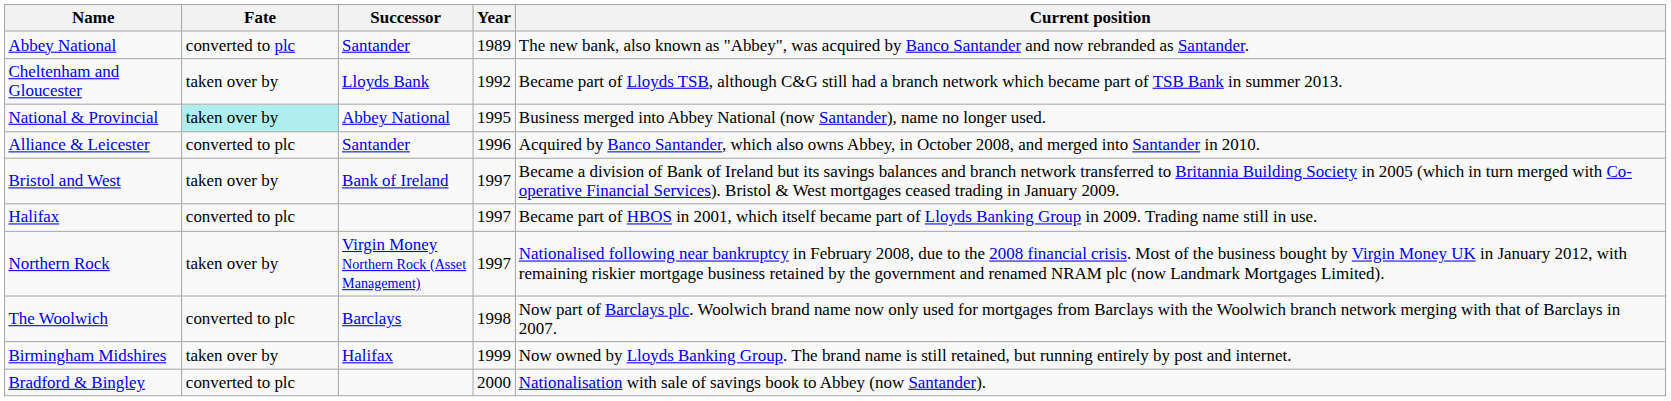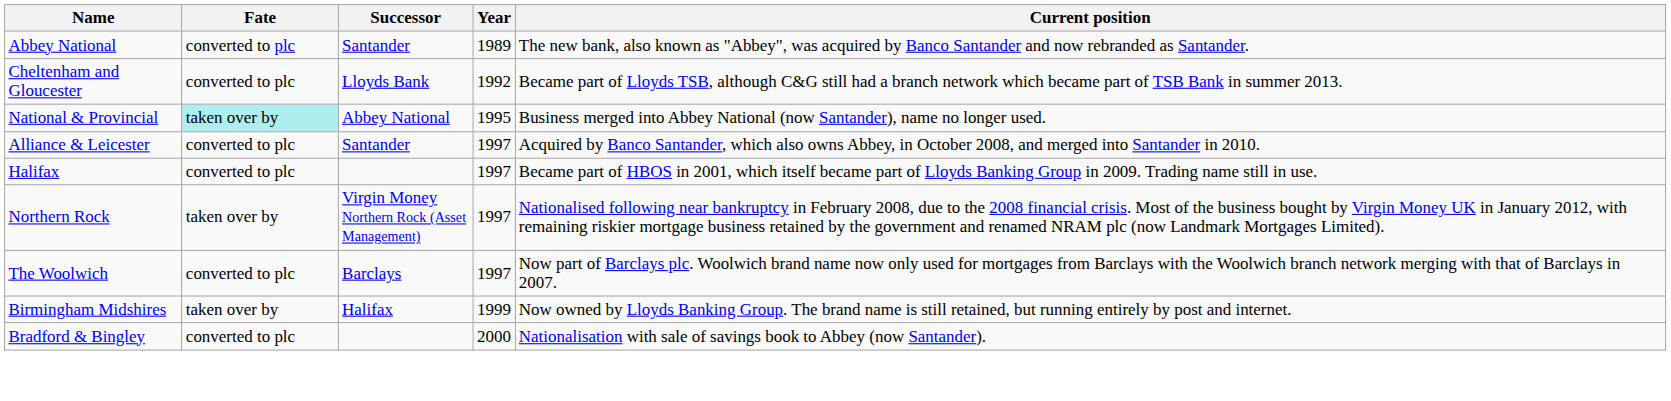(232, 81) taken over by -> (240, 81) converted to plc
(494, 144) 1996 -> (494, 144) 1997
- row: (65, 181)
(494, 318) 1998 -> (494, 273) 1997
